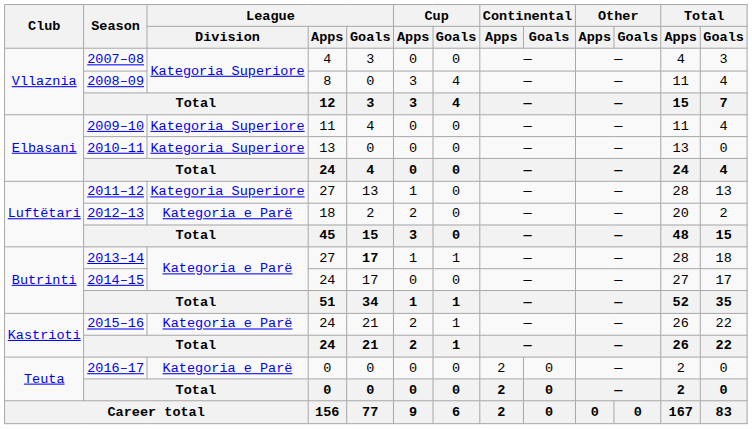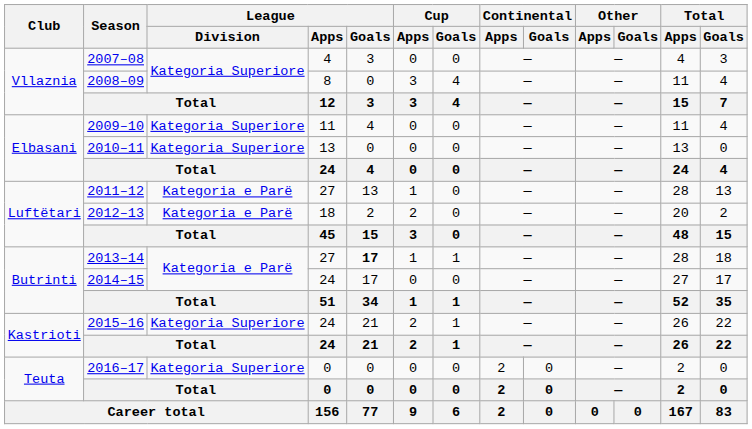(228, 192) Kategoria Superiore -> (228, 192) Kategoria e Parë
(228, 324) Kategoria e Parë -> (228, 324) Kategoria Superiore
(228, 368) Kategoria e Parë -> (228, 368) Kategoria Superiore
